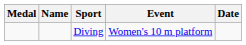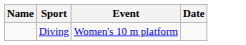- column: (22, 13)
